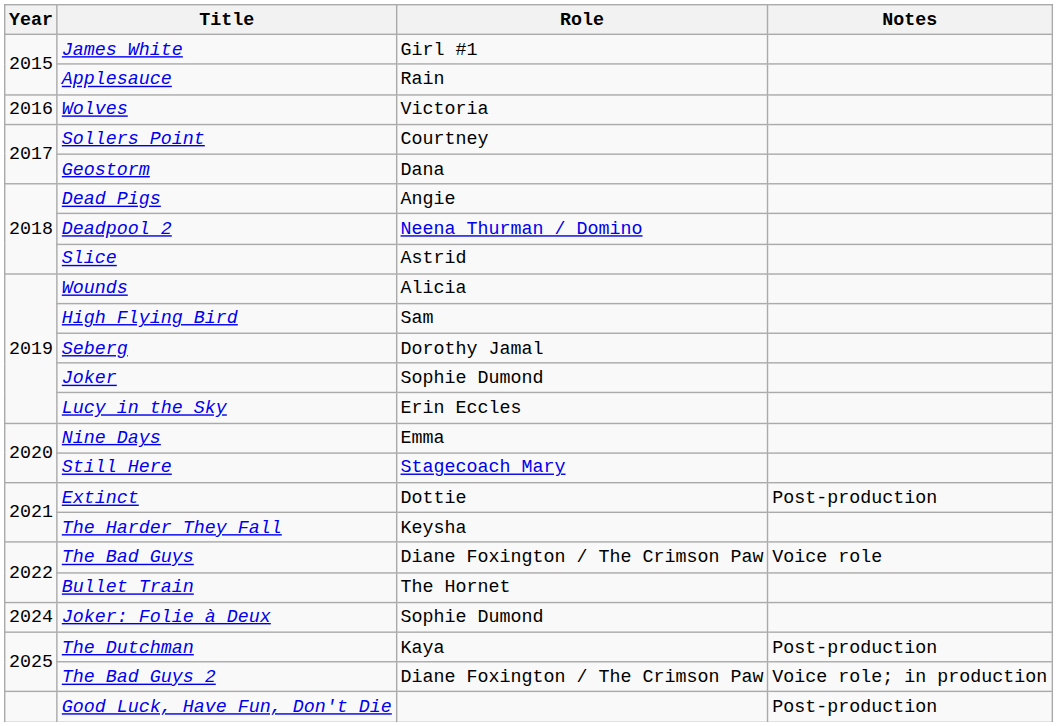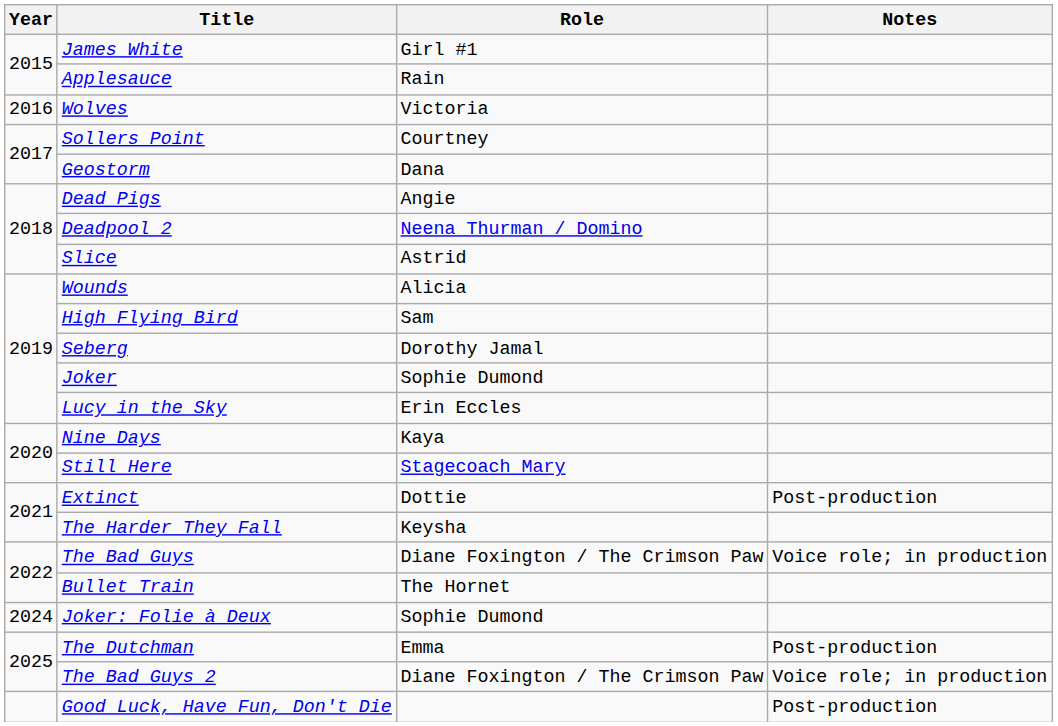(423, 438) Emma -> (423, 438) Kaya
(827, 557) Voice role -> (910, 557) Voice role; in production
(423, 647) Kaya -> (423, 647) Emma
